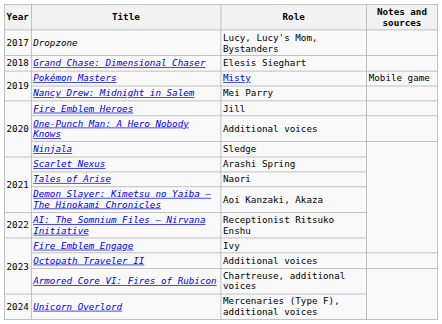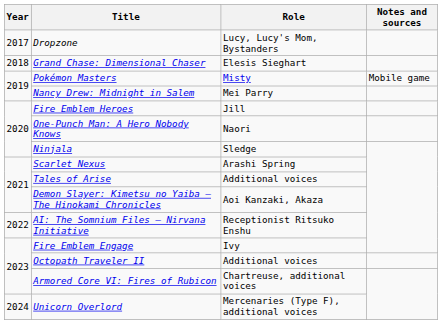(270, 129) Additional voices -> (237, 129) Naori
(237, 179) Naori -> (270, 179) Additional voices
